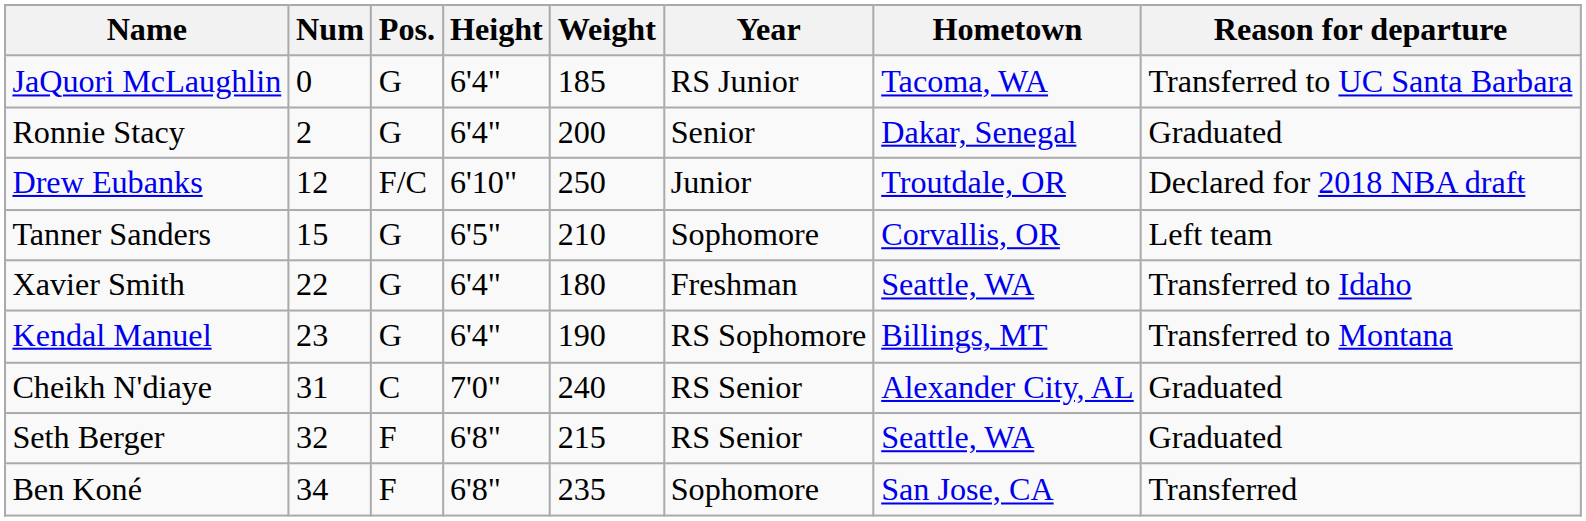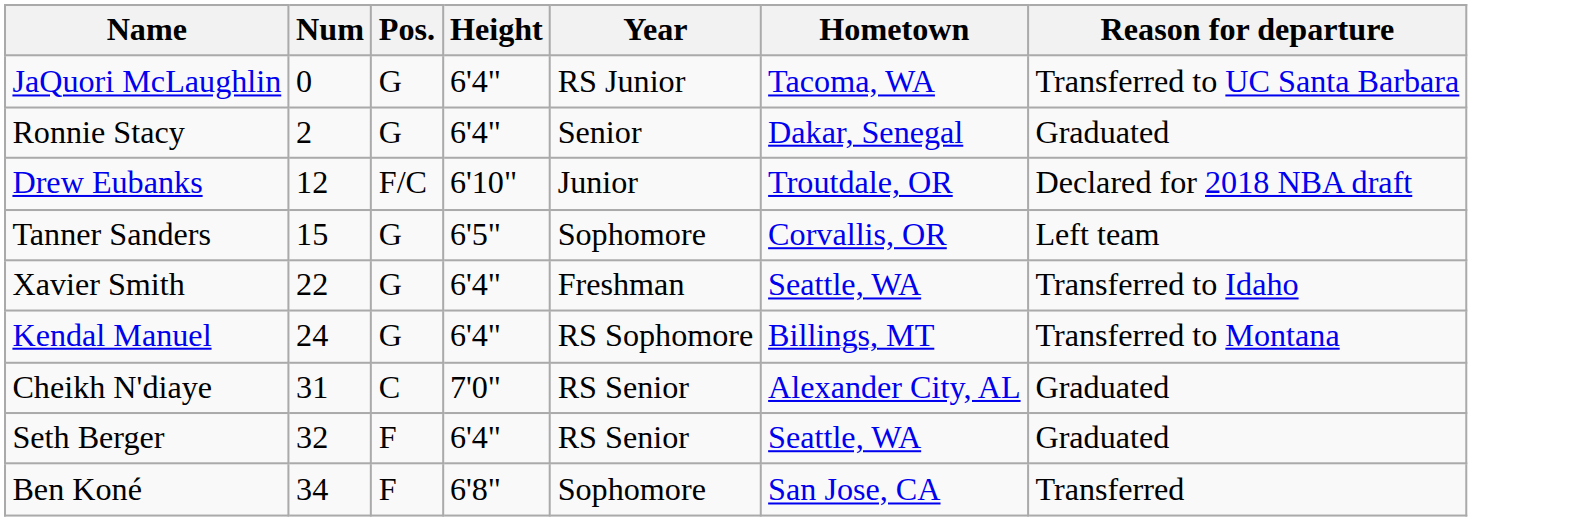- column: (607, 30)
(312, 336) 23 -> (312, 336) 24
(475, 438) 6'8" -> (475, 438) 6'4"
